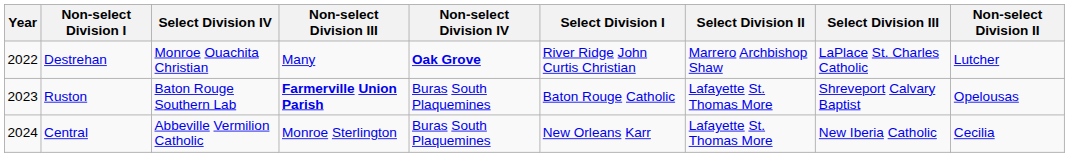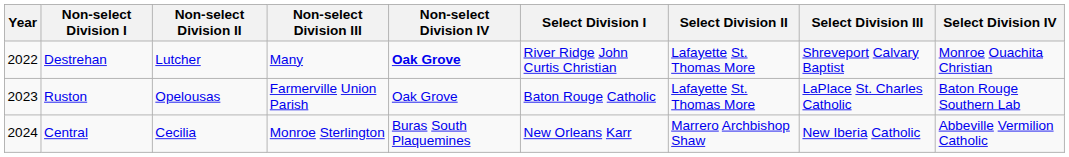columns swapped: (1008, 22) <-> (215, 22)
(748, 59) Marrero Archbishop Shaw -> (713, 59) Lafayette St. Thomas More
(879, 59) LaPlace St. Charles Catholic -> (861, 59) Shreveport Calvary Baptist
(339, 96) bold -> (323, 96) normal
(451, 96) Buras South Plaquemines -> (425, 96) Oak Grove
(877, 96) Shreveport Calvary Baptist -> (863, 96) LaPlace St. Charles Catholic
(731, 133) Lafayette St. Thomas More -> (731, 133) Marrero Archbishop Shaw
